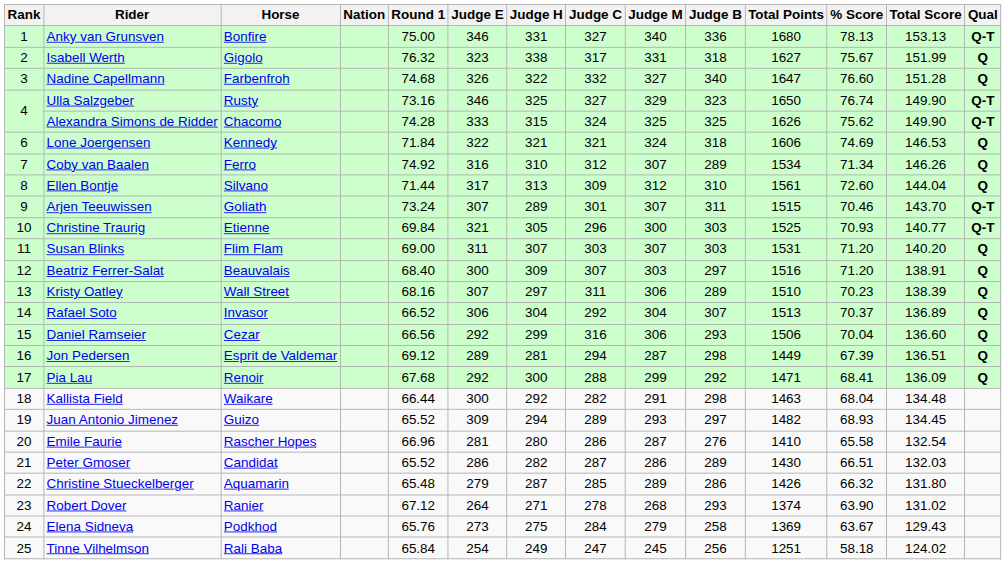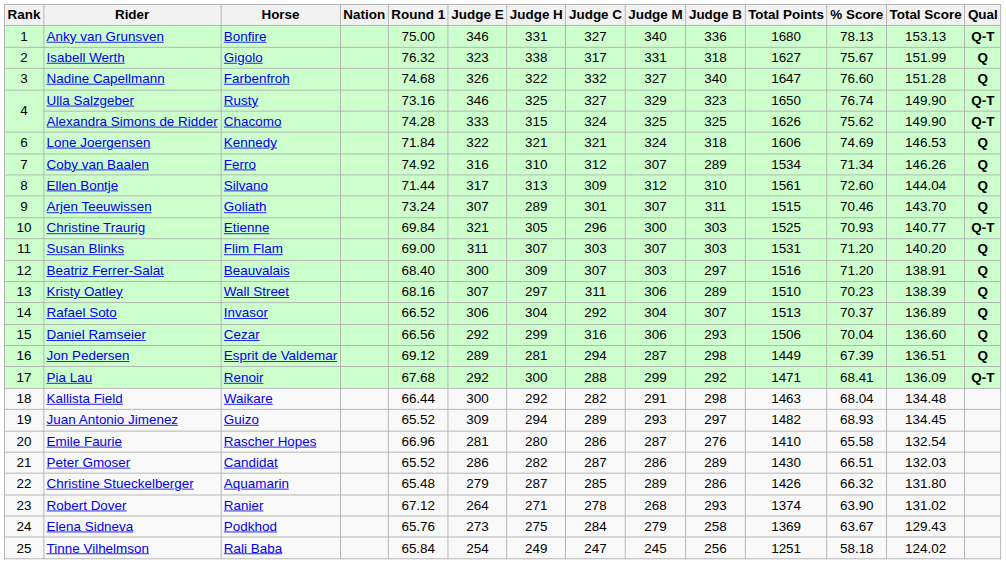(983, 206) Q-T -> (983, 206) Q
(983, 377) Q -> (983, 377) Q-T
